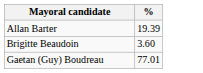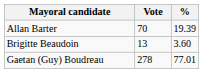+ column: (153, 12)
